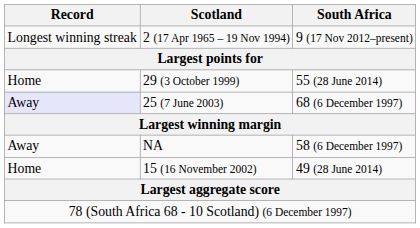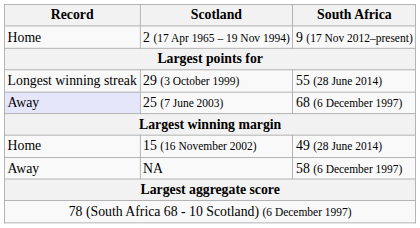(72, 37) Longest winning streak -> (24, 37) Home
(24, 80) Home -> (72, 80) Longest winning streak
rows swapped: (200, 168) <-> (153, 146)
